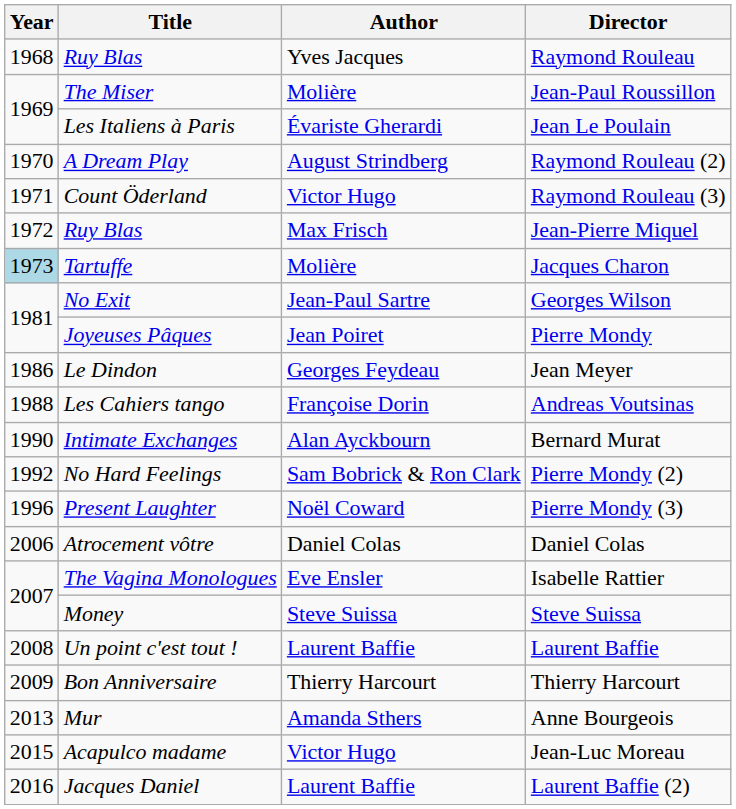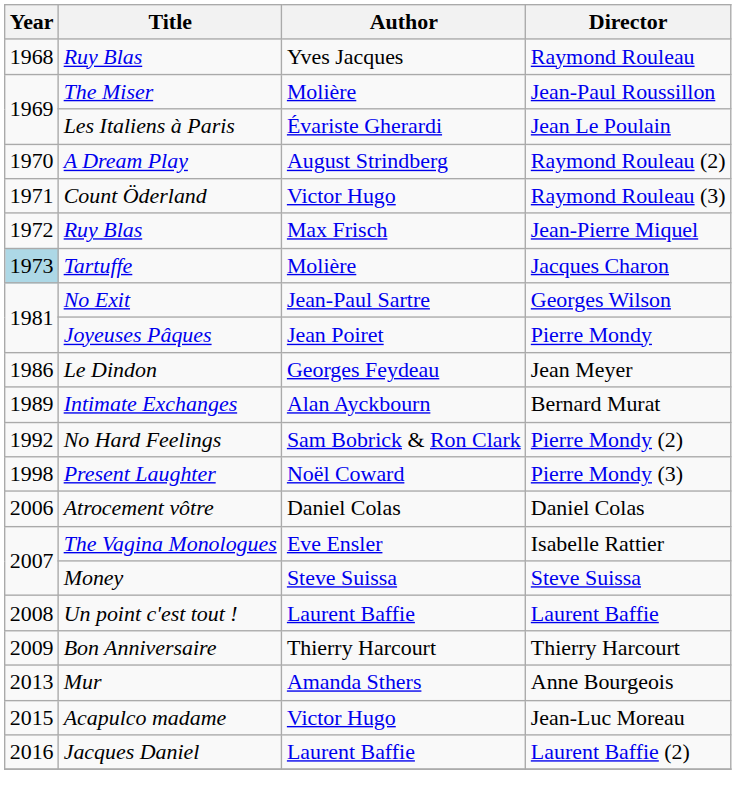- row: (612, 404)
(32, 439) 1990 -> (32, 404) 1989
(32, 508) 1996 -> (32, 473) 1998
